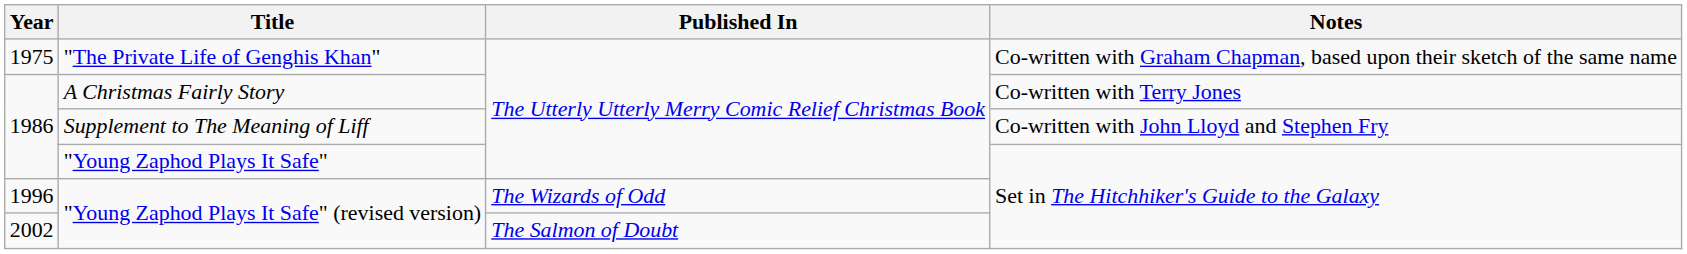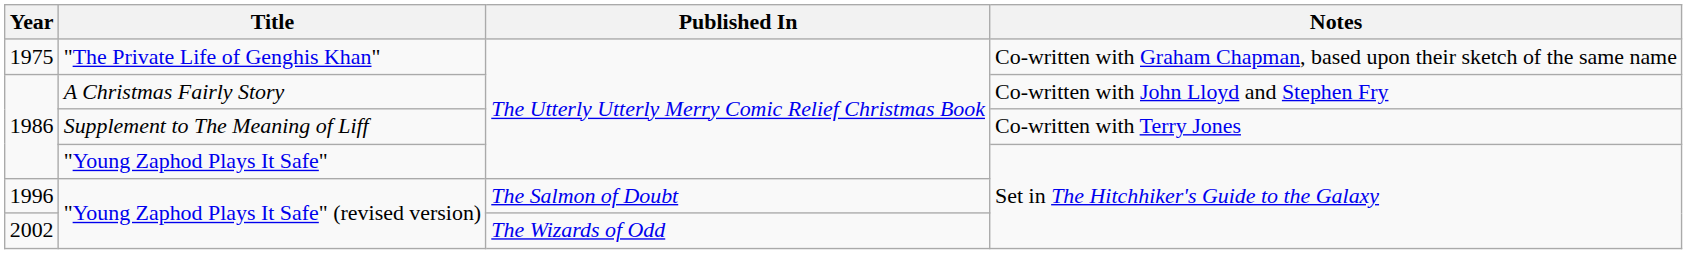(1118, 91) Co-written with Terry Jones -> (1192, 91) Co-written with John Lloyd and Stephen Fry
(1192, 126) Co-written with John Lloyd and Stephen Fry -> (1118, 126) Co-written with Terry Jones
(578, 195) The Wizards of Odd -> (585, 195) The Salmon of Doubt
(585, 230) The Salmon of Doubt -> (578, 230) The Wizards of Odd
